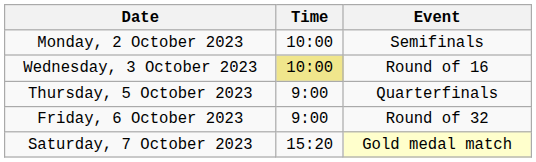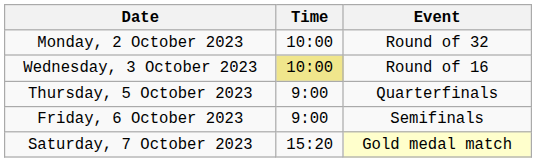(437, 43) Semifinals -> (437, 43) Round of 32
(437, 119) Round of 32 -> (437, 119) Semifinals
